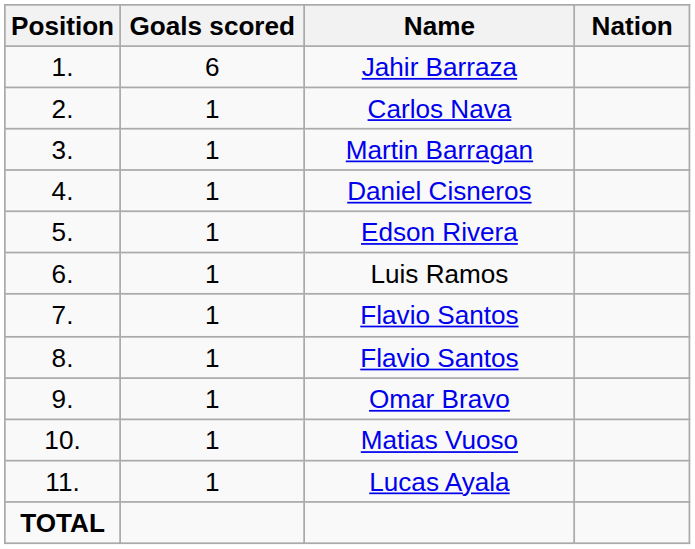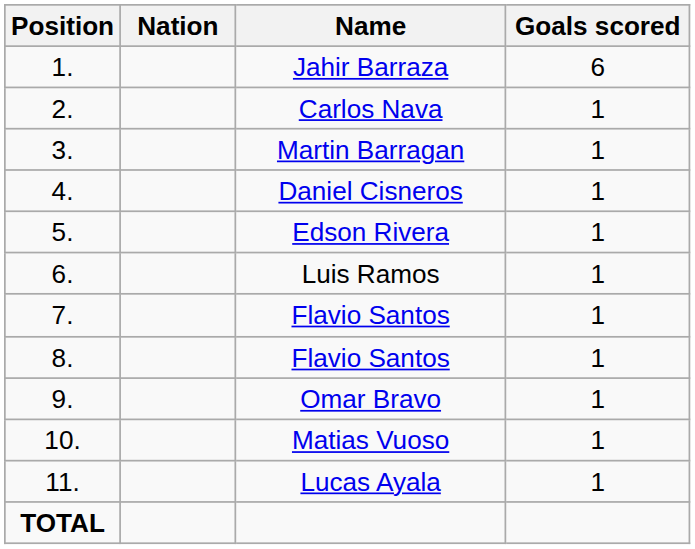columns swapped: (632, 26) <-> (212, 26)
